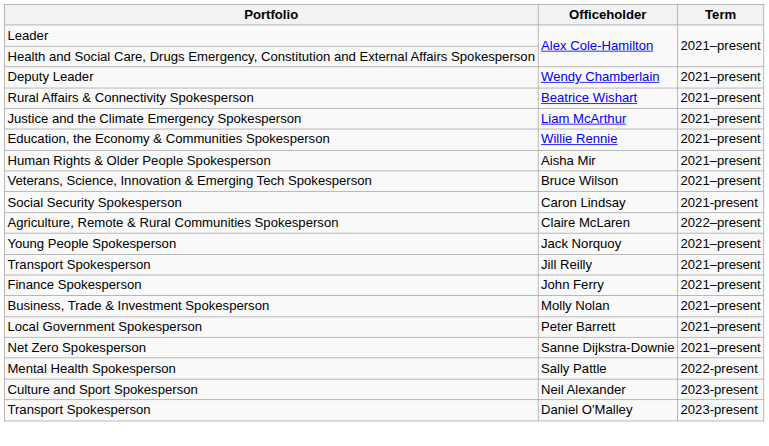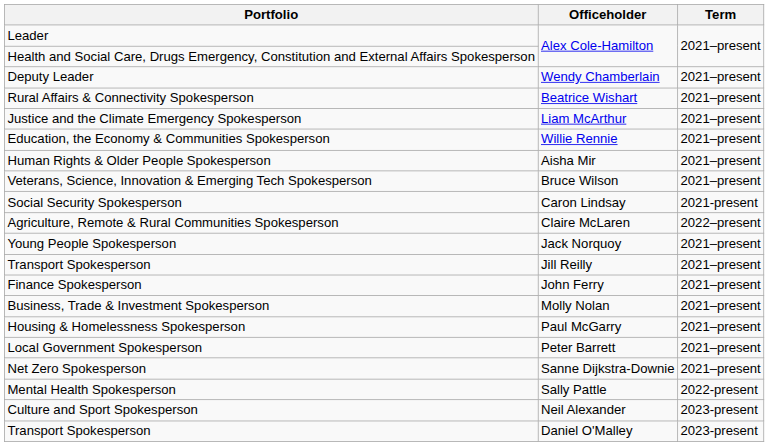+ row: (126, 327)
